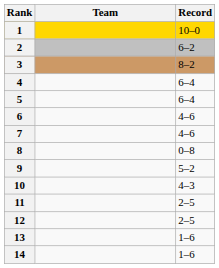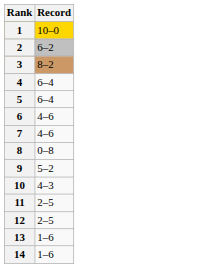- column: (105, 13)
